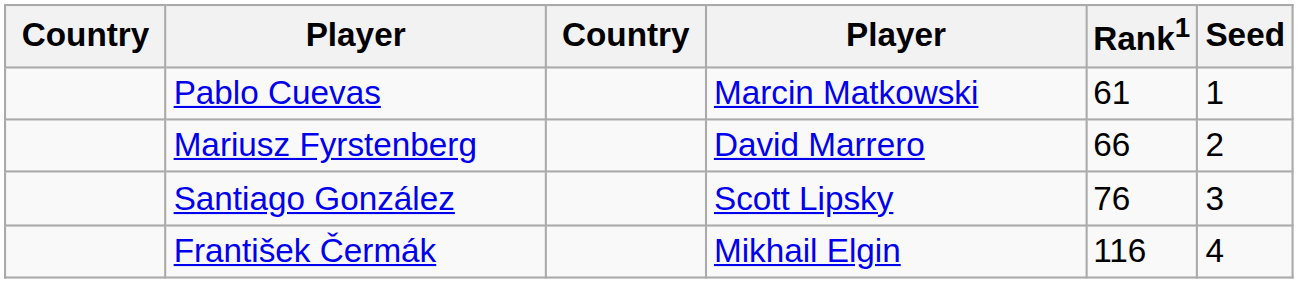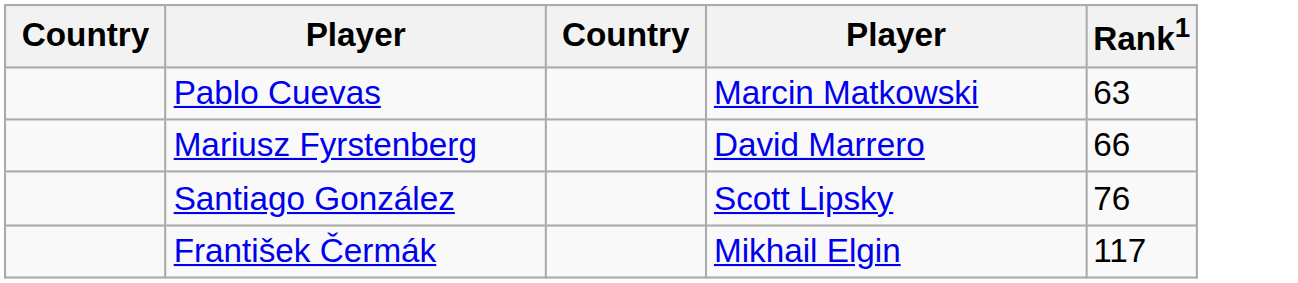- column: (1245, 35)
(1112, 92) 61 -> (1112, 92) 63
(1120, 251) 116 -> (1120, 251) 117
